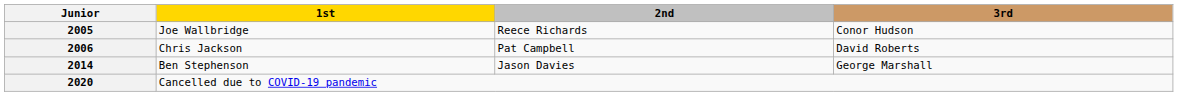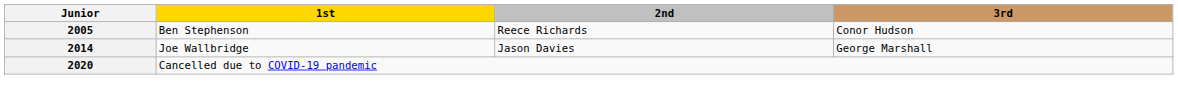(204, 30) Joe Wallbridge -> (204, 30) Ben Stephenson
- row: (80, 48)
(204, 65) Ben Stephenson -> (204, 48) Joe Wallbridge
